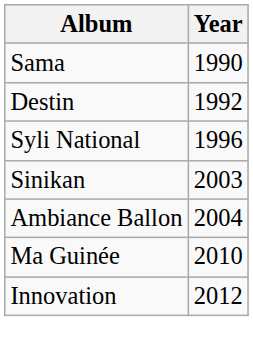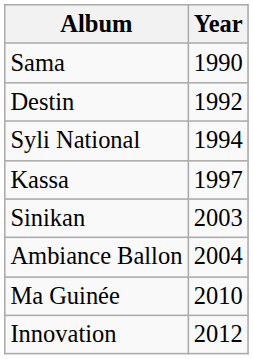(218, 140) 1996 -> (218, 140) 1994
+ row: (40, 179)
